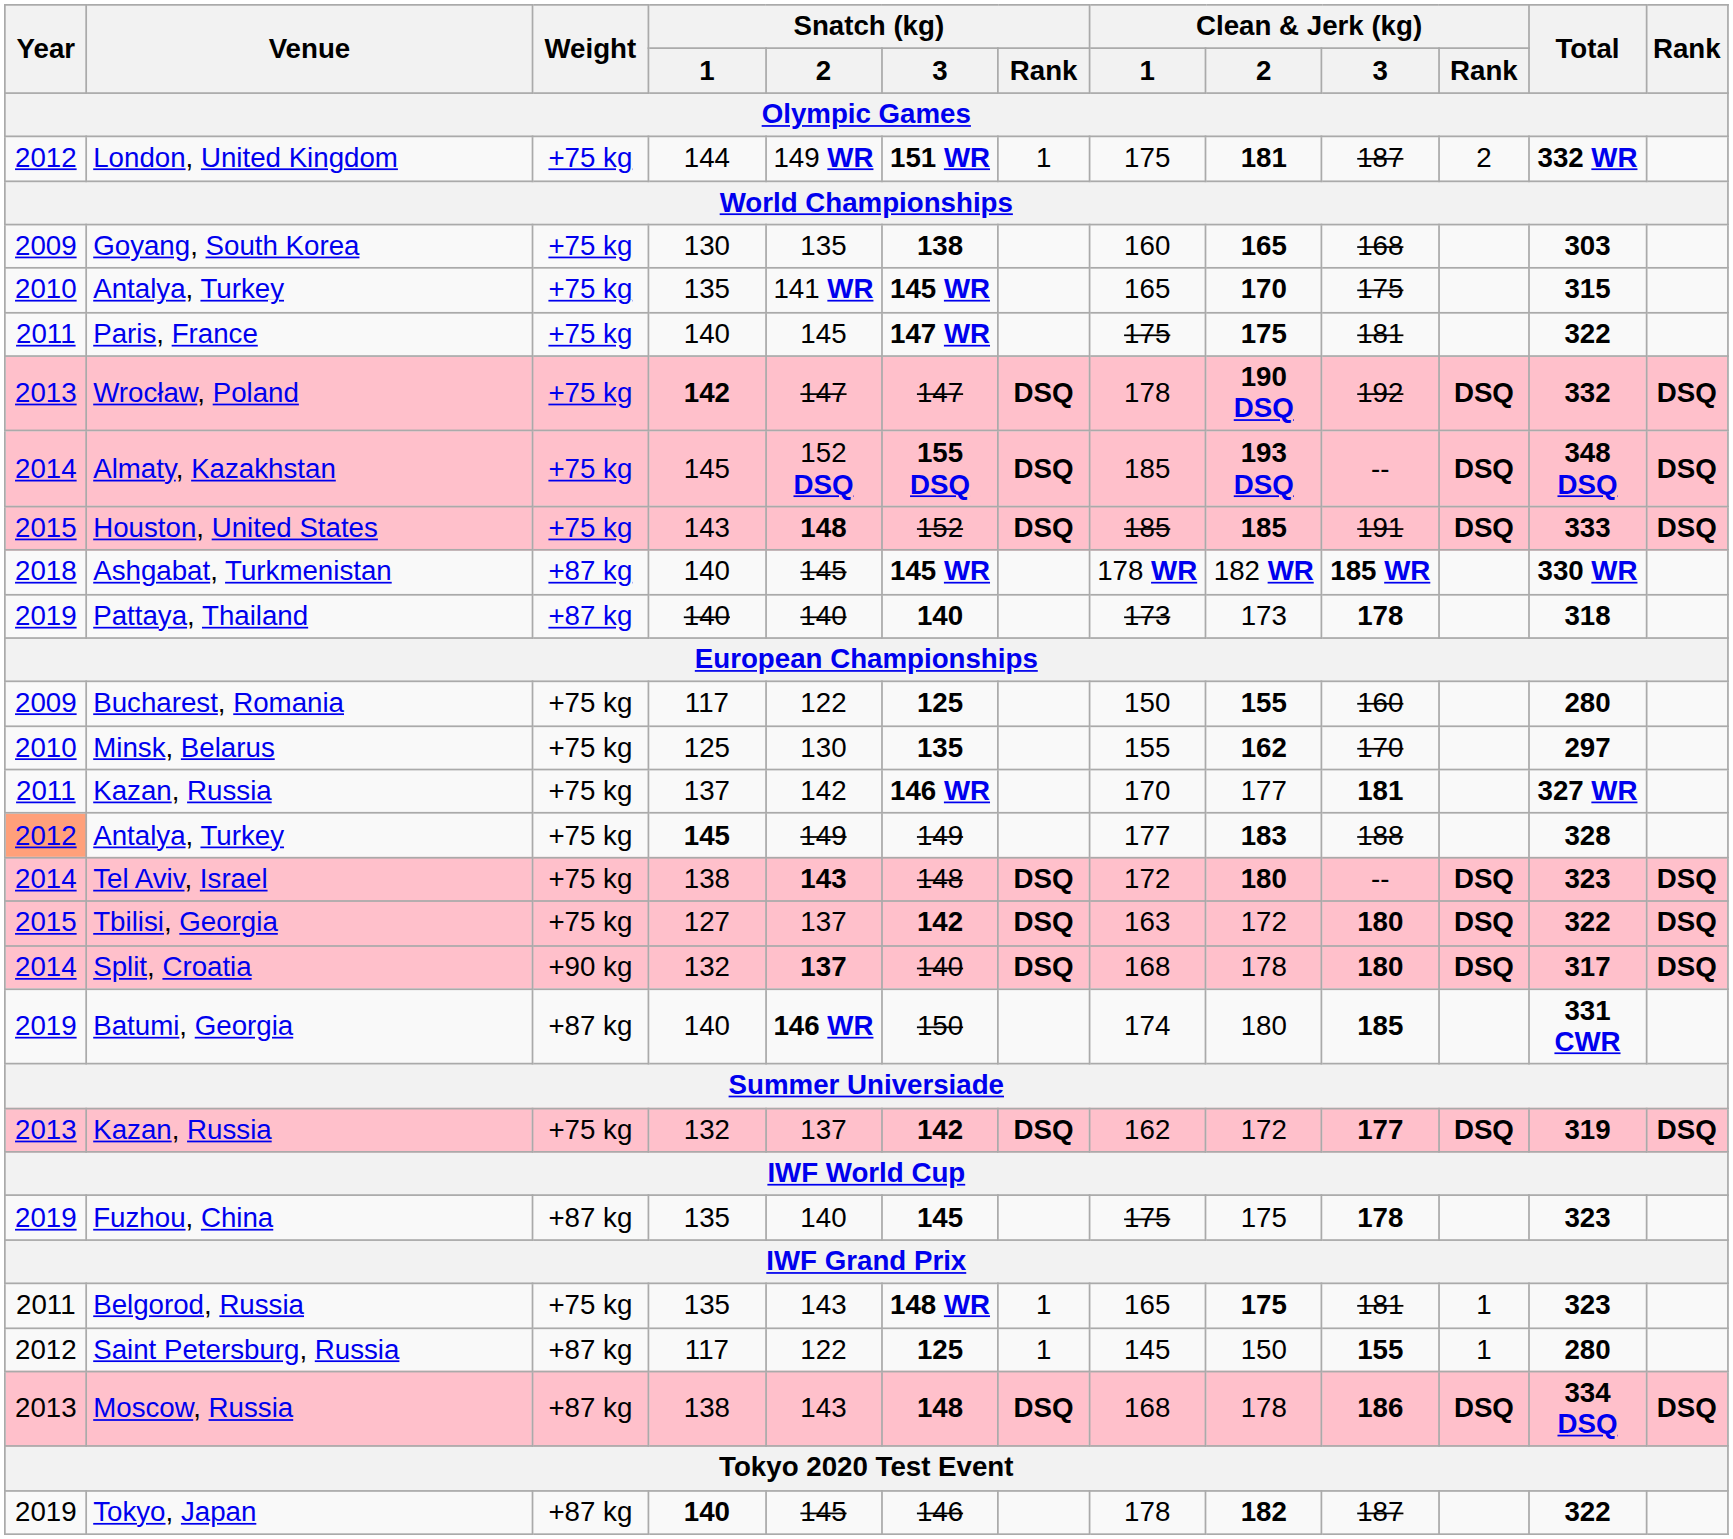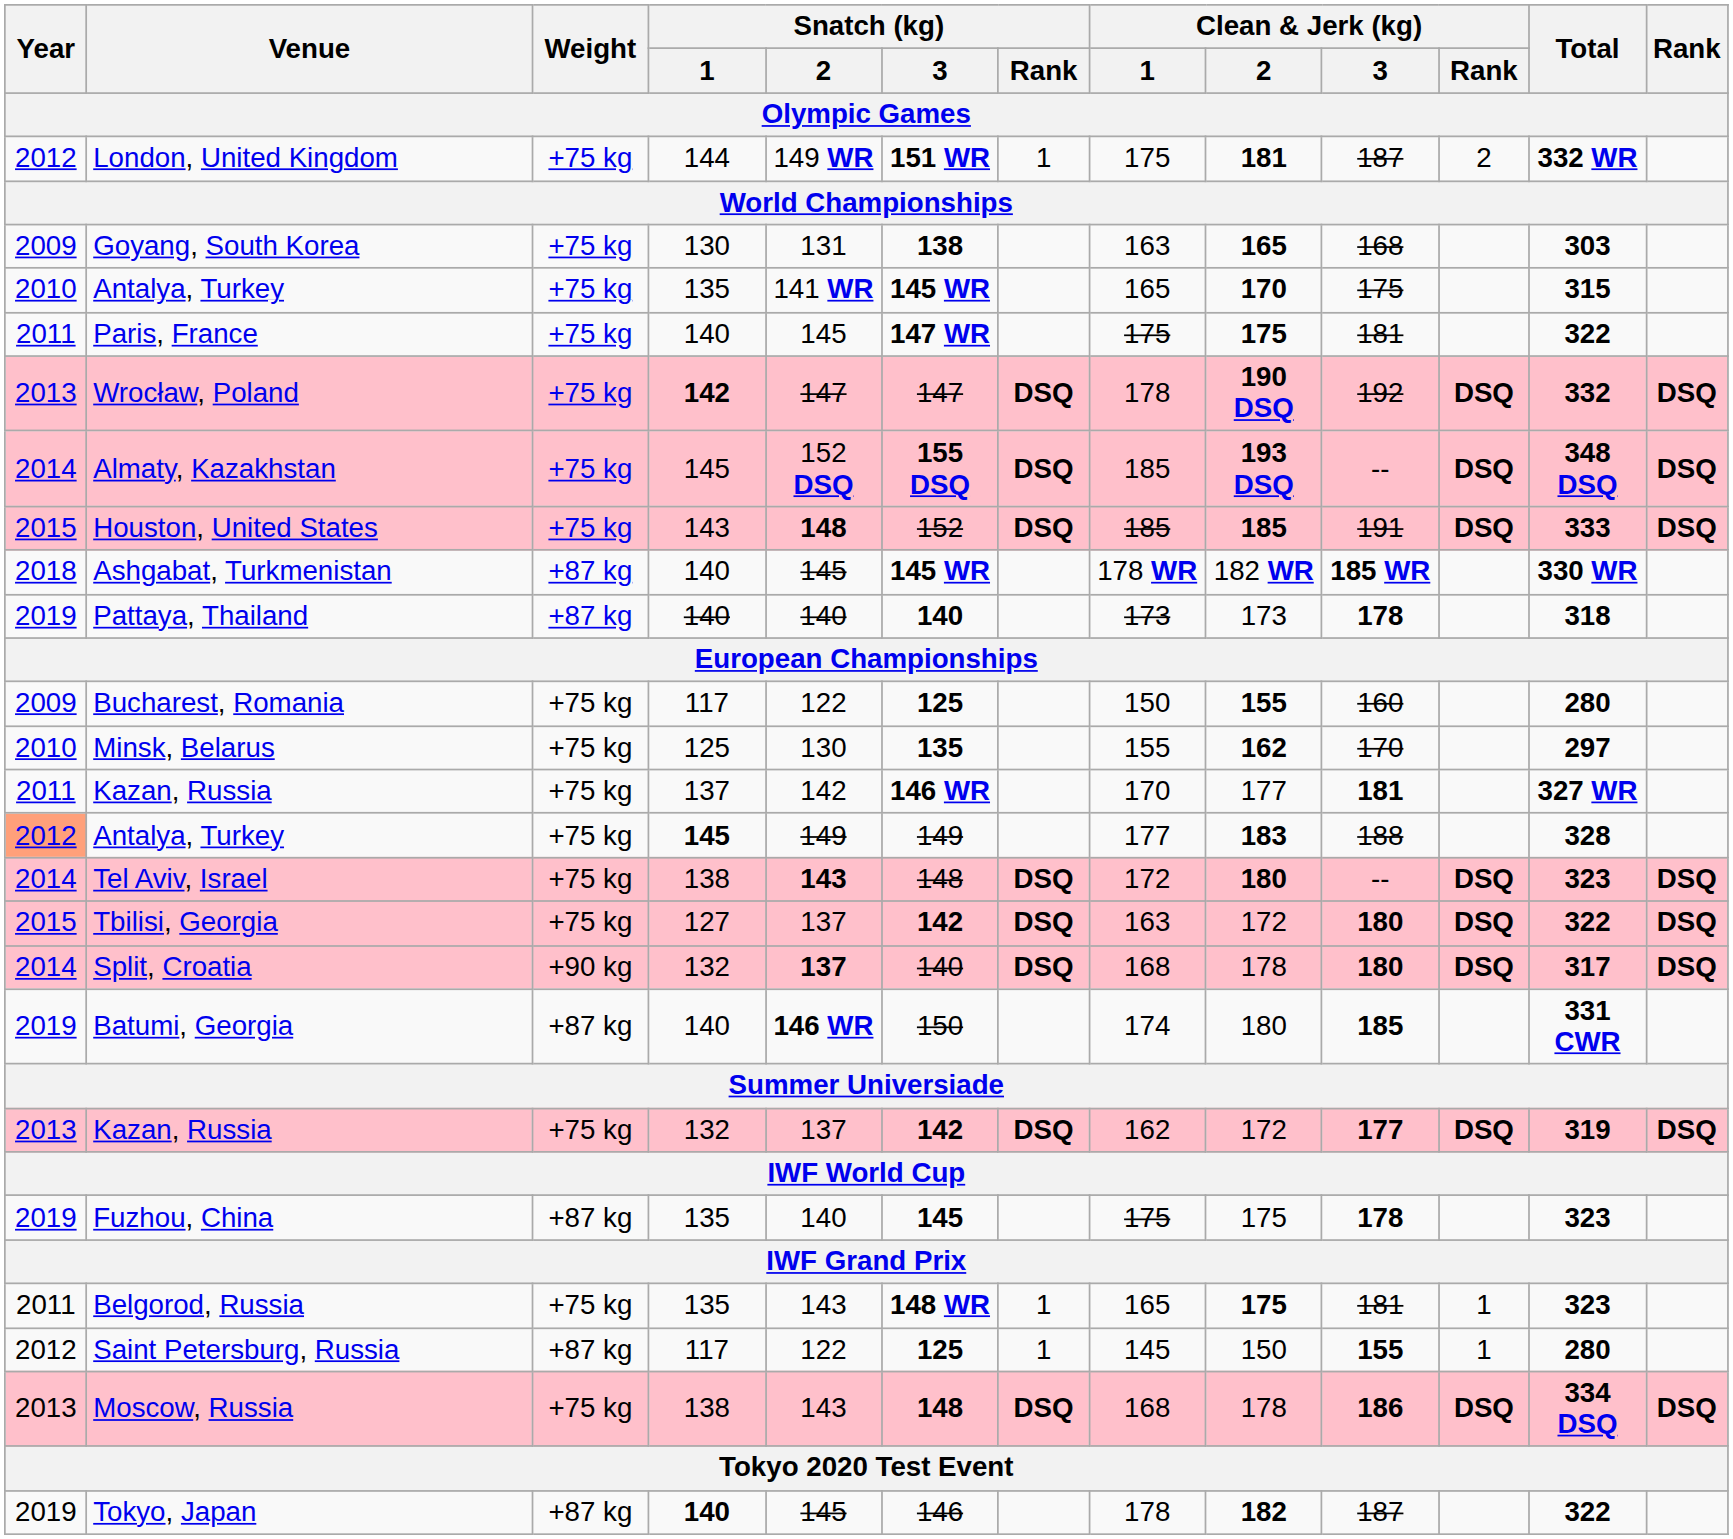(823, 245) 135 -> (823, 245) 131
(1147, 245) 160 -> (1147, 245) 163
(590, 1408) +87 kg -> (590, 1408) +75 kg
